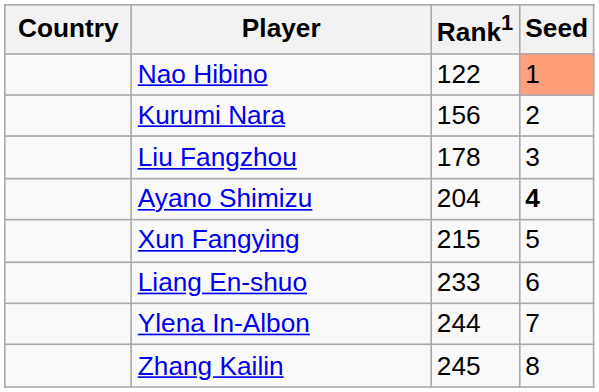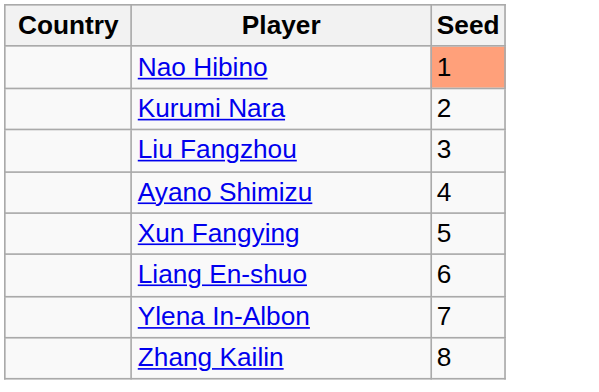- column: (475, 28)
(533, 198) bold -> (444, 191) normal
